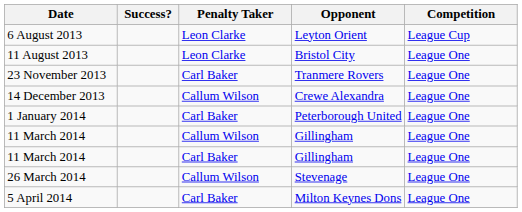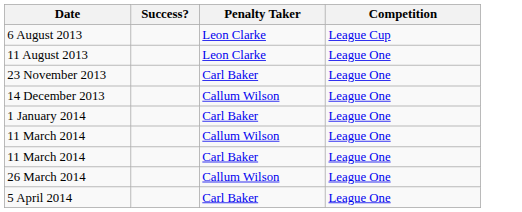- column: (348, 14)
